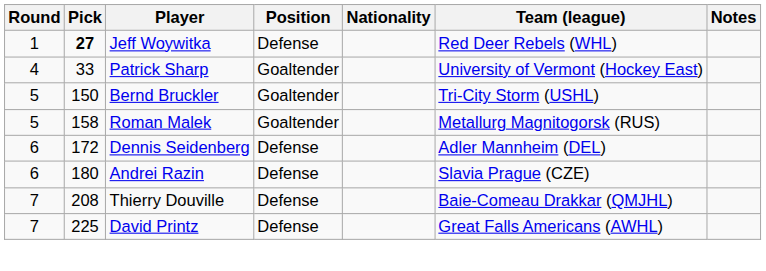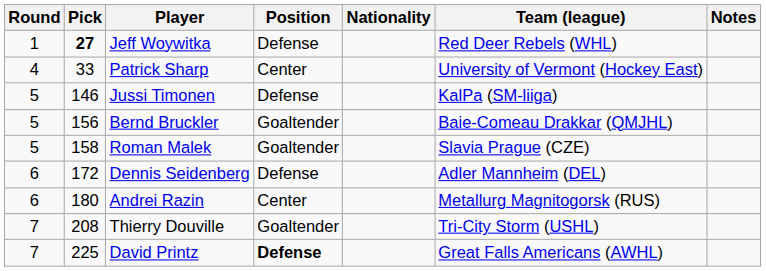(298, 69) Goaltender -> (282, 69) Center
+ row: (162, 95)
(85, 95) 150 -> (85, 122) 156
(519, 95) Tri-City Storm (USHL) -> (556, 122) Baie-Comeau Drakkar (QMJHL)
(549, 122) Metallurg Magnitogorsk (RUS) -> (514, 148) Slavia Prague (CZE)
(288, 174) Defense -> (282, 200) Center
(514, 174) Slavia Prague (CZE) -> (549, 200) Metallurg Magnitogorsk (RUS)
(288, 200) Defense -> (298, 226) Goaltender
(556, 200) Baie-Comeau Drakkar (QMJHL) -> (519, 226) Tri-City Storm (USHL)
(288, 226) normal -> (289, 252) bold
